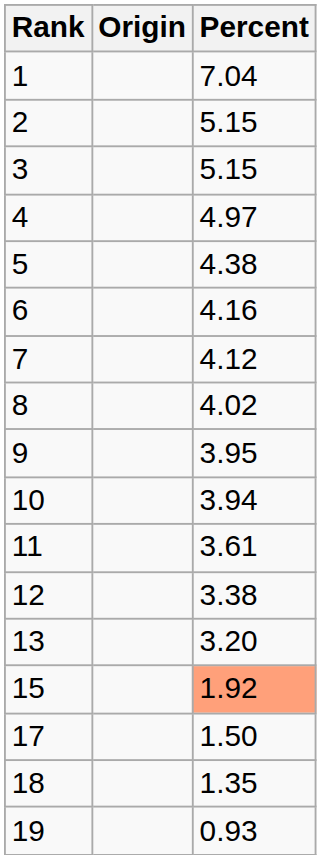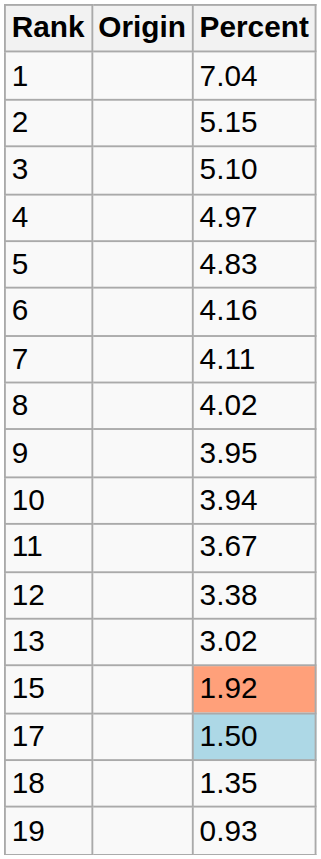(229, 169) 5.15 -> (229, 169) 5.10
(229, 264) 4.38 -> (229, 264) 4.83
(229, 358) 4.12 -> (227, 358) 4.11
(229, 547) 3.61 -> (229, 547) 3.67
(229, 641) 3.20 -> (229, 641) 3.02
(229, 736) no background -> (229, 736) lightblue background
